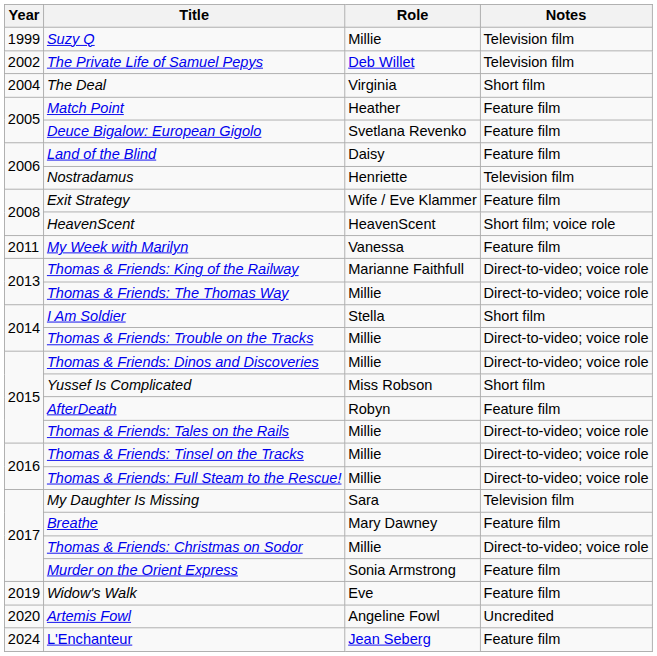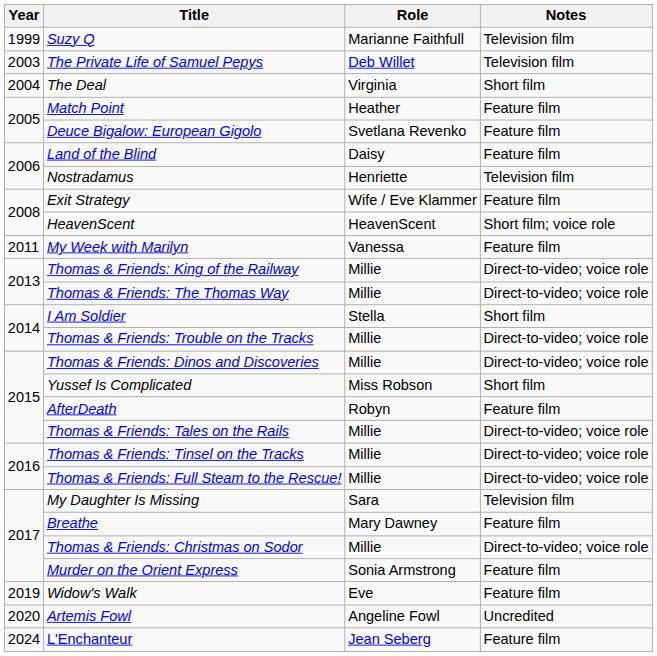(365, 39) Millie -> (406, 39) Marianne Faithfull
(24, 62) 2002 -> (24, 62) 2003
(406, 270) Marianne Faithfull -> (365, 270) Millie
